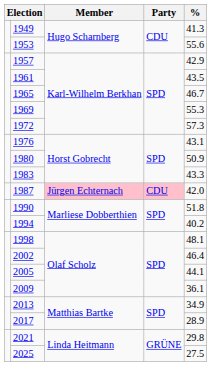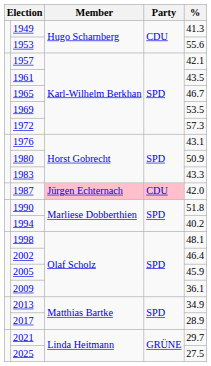(195, 61) 42.9 -> (195, 61) 42.1
(195, 110) 55.3 -> (195, 110) 53.5
(195, 272) 44.1 -> (195, 272) 45.9
(195, 337) 29.8 -> (195, 337) 29.7
